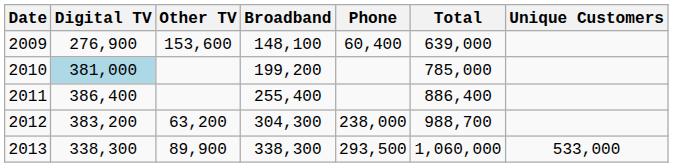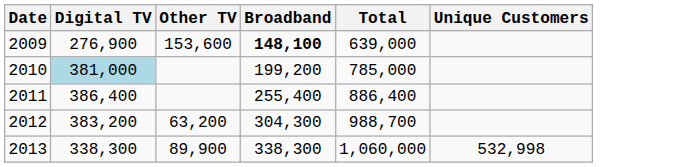- column: (373, 18)
(288, 44) normal -> (288, 44) bold
(587, 149) 533,000 -> (511, 149) 532,998
